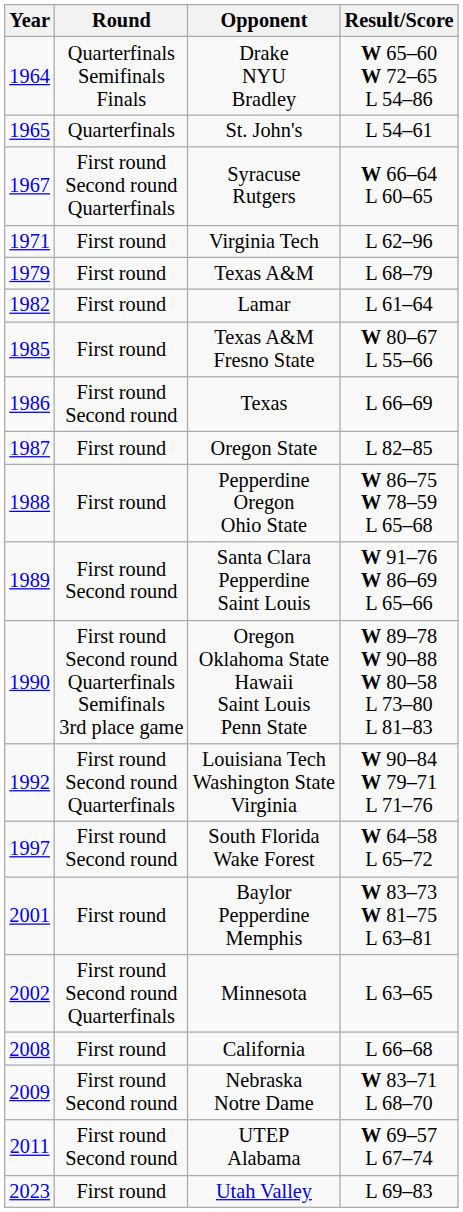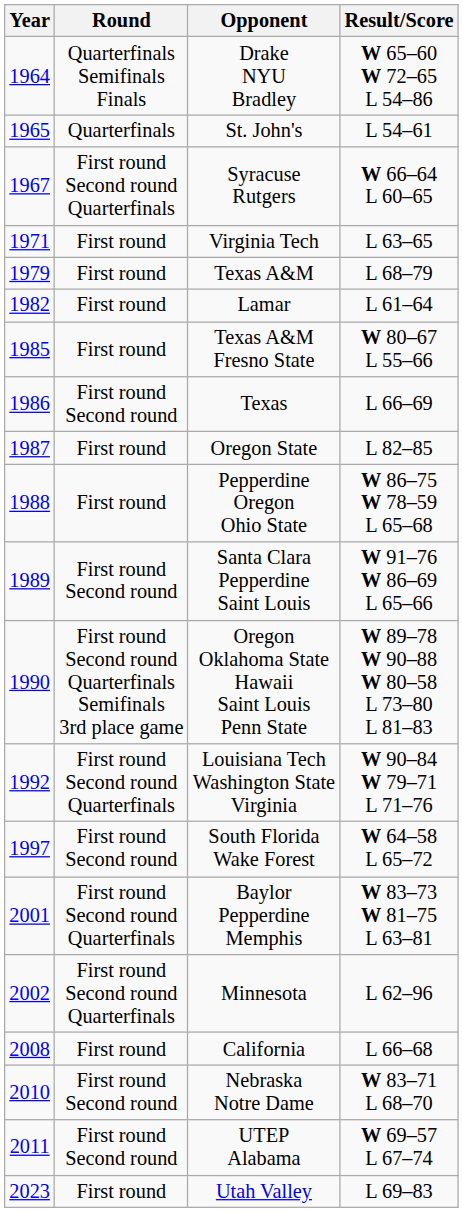(399, 240) L 62–96 -> (399, 240) L 63–65
(121, 915) First round -> (121, 915) First round Second round Quarterfinals
(399, 993) L 63–65 -> (399, 993) L 62–96
(30, 1092) 2009 -> (30, 1092) 2010
